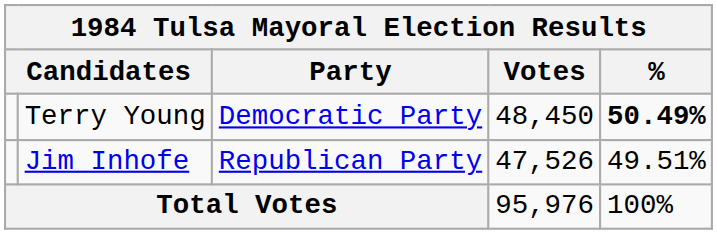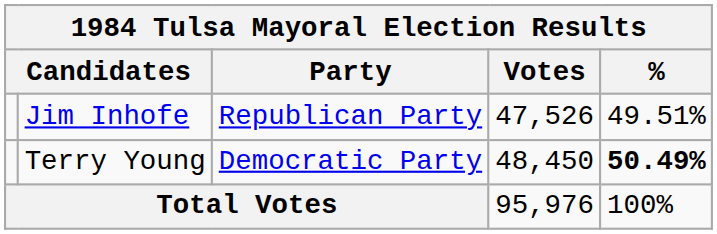rows swapped: (115, 117) <-> (107, 162)
